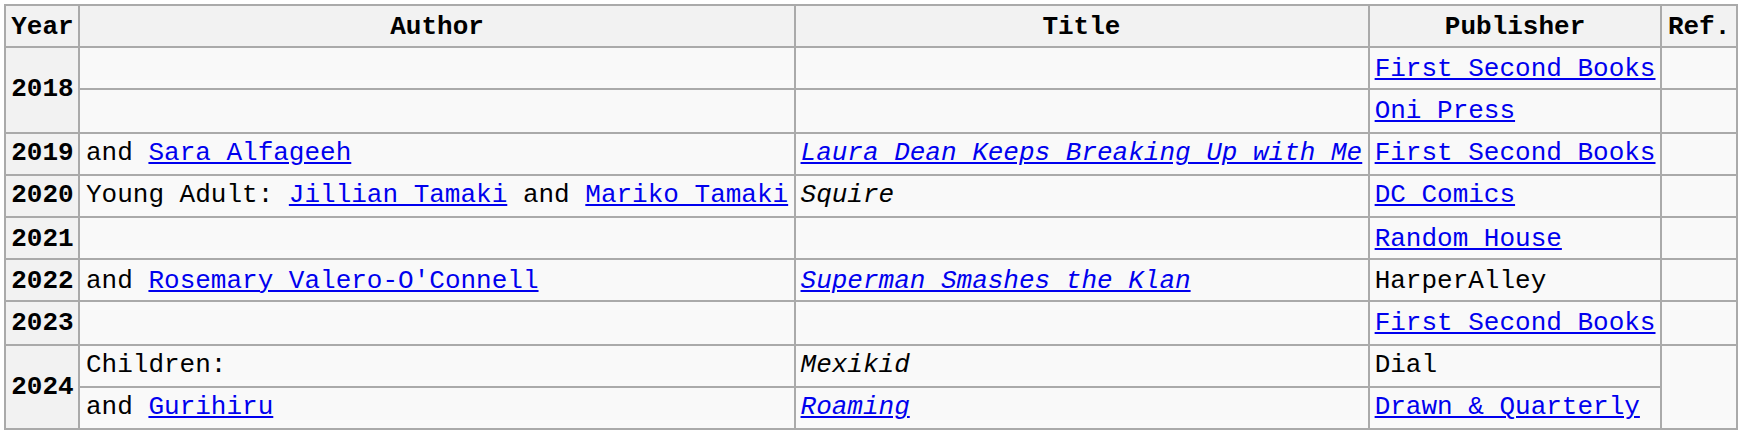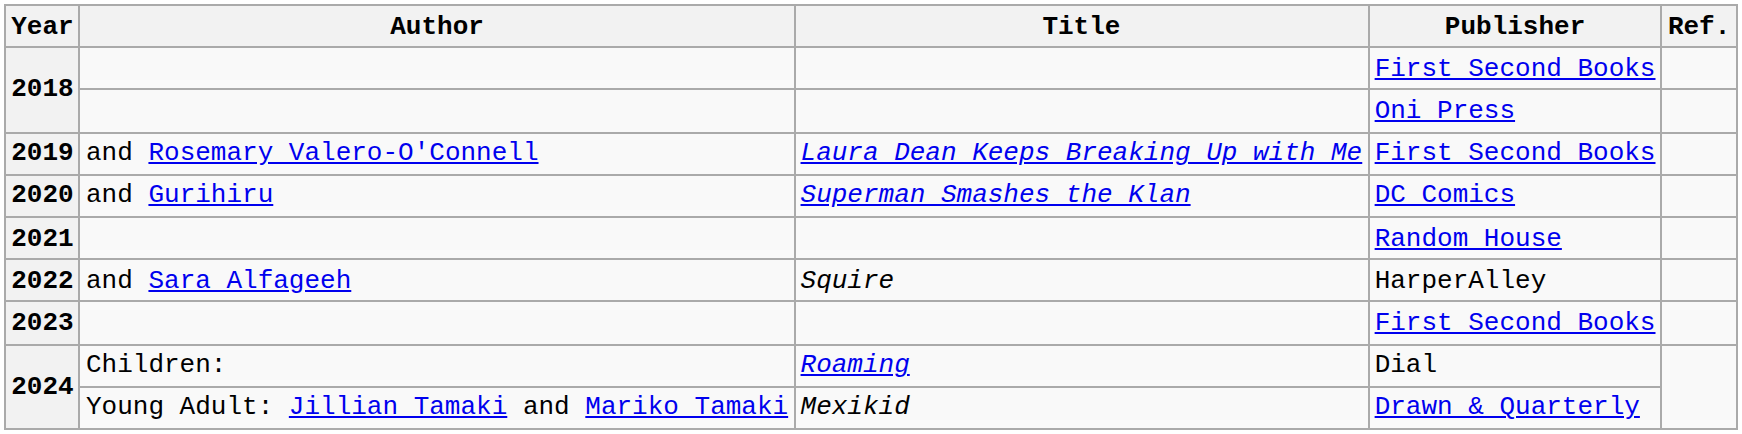(219, 153) and Sara Alfageeh -> (312, 153) and Rosemary Valero-O'Connell
(437, 196) Young Adult: Jillian Tamaki and Mariko Tamaki -> (180, 196) and Gurihiru
(847, 196) Squire -> (996, 196) Superman Smashes the Klan
(312, 280) and Rosemary Valero-O'Connell -> (219, 280) and Sara Alfageeh
(996, 280) Superman Smashes the Klan -> (847, 280) Squire
(855, 365) Mexikid -> (855, 365) Roaming
(180, 408) and Gurihiru -> (437, 408) Young Adult: Jillian Tamaki and Mariko Tamaki
(855, 408) Roaming -> (855, 408) Mexikid
